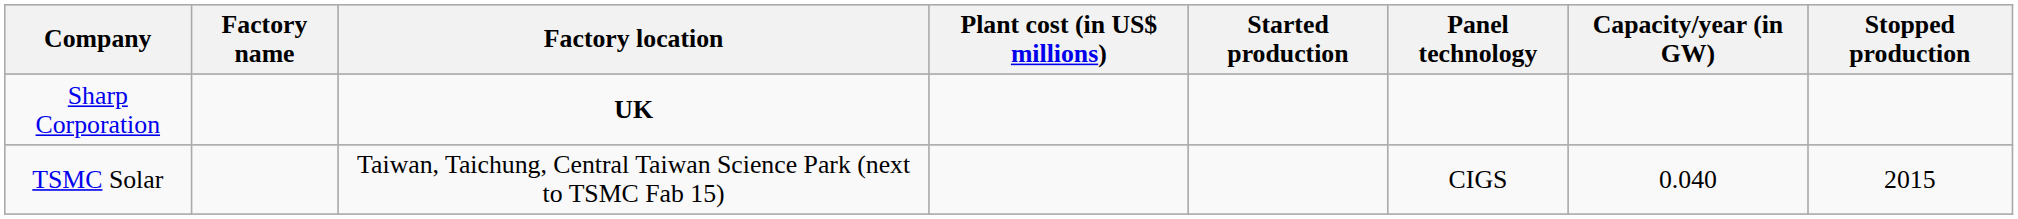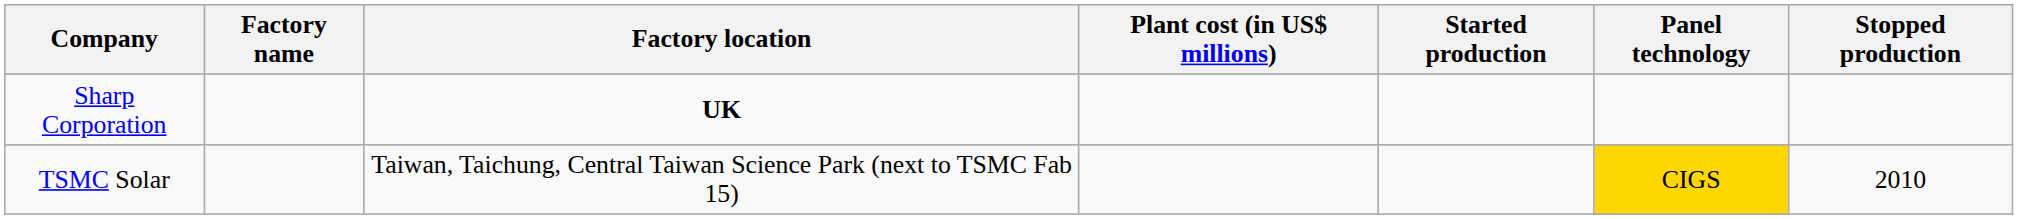- column: (1688, 39)
(1478, 179) no background -> (1691, 179) gold background
(1910, 179) 2015 -> (1900, 179) 2010
